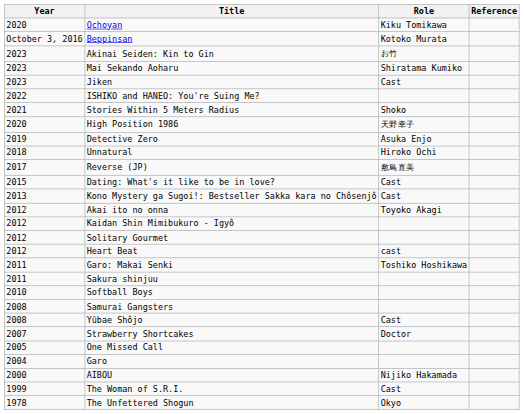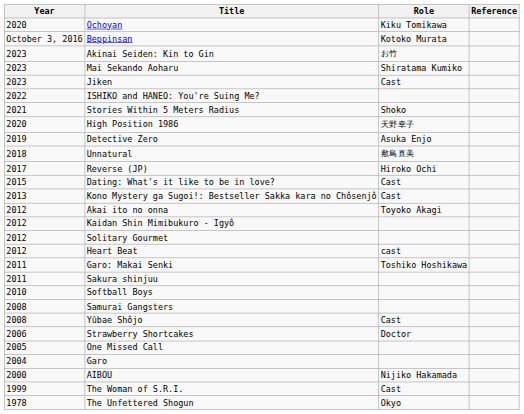(409, 153) Hiroko Ochi -> (398, 153) 敷島直美
(398, 167) 敷島直美 -> (409, 169) Hiroko Ochi
(17, 334) 2007 -> (17, 334) 2006
